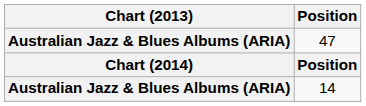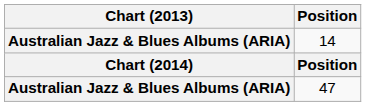rows swapped: (327, 88) <-> (327, 40)
